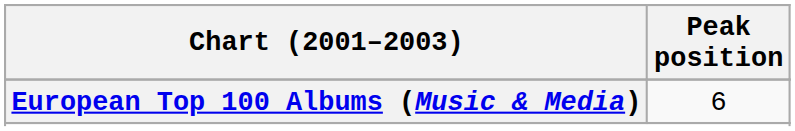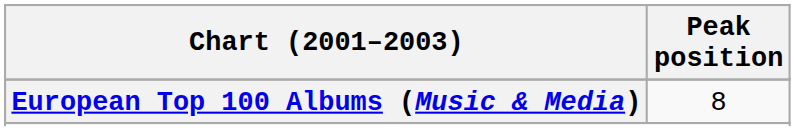(719, 102) 6 -> (719, 102) 8
